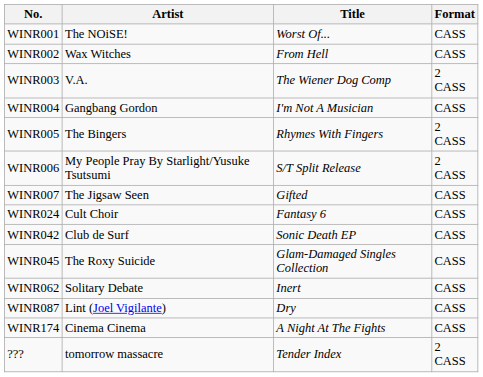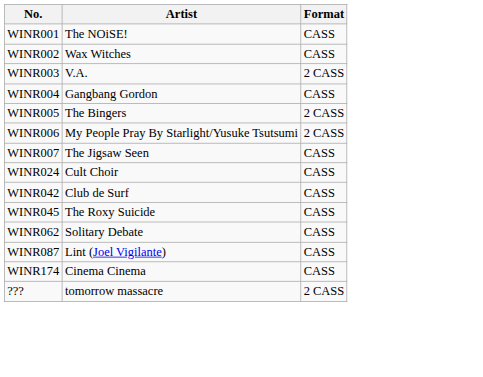- column: (353, 14)
